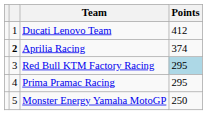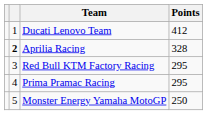(179, 47) 374 -> (179, 47) 328
(179, 65) lightblue background -> (179, 65) no background
